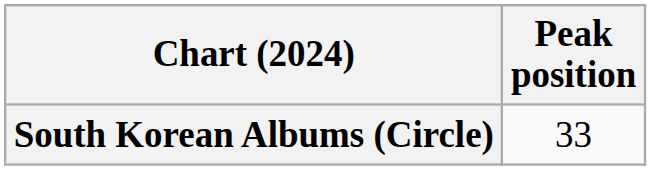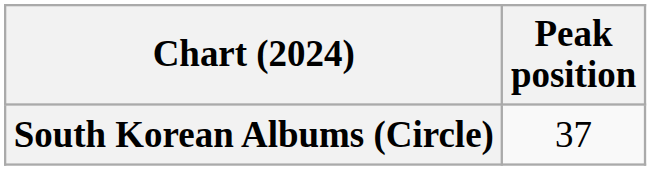(574, 134) 33 -> (574, 134) 37
